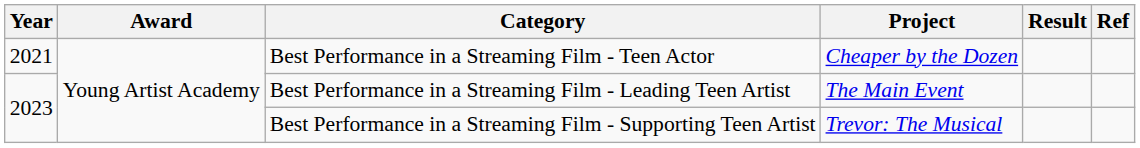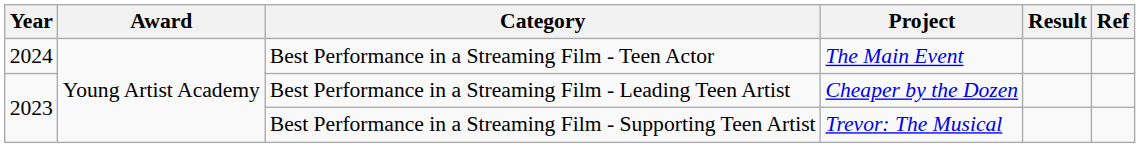(31, 55) 2021 -> (31, 55) 2024
(922, 55) Cheaper by the Dozen -> (895, 55) The Main Event
(895, 90) The Main Event -> (922, 90) Cheaper by the Dozen
